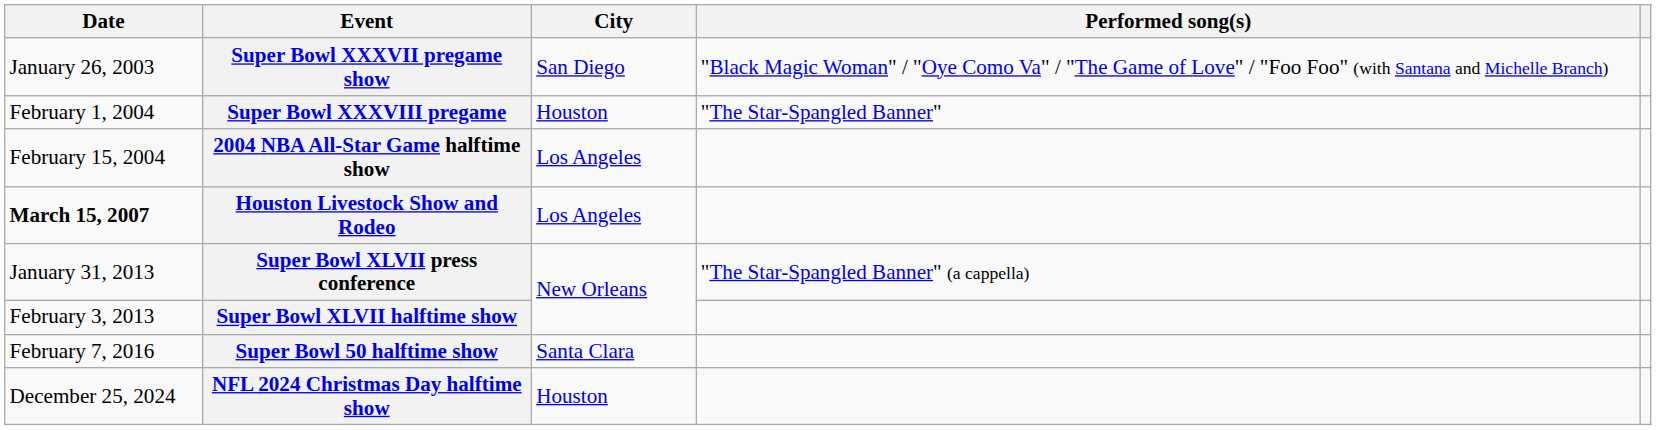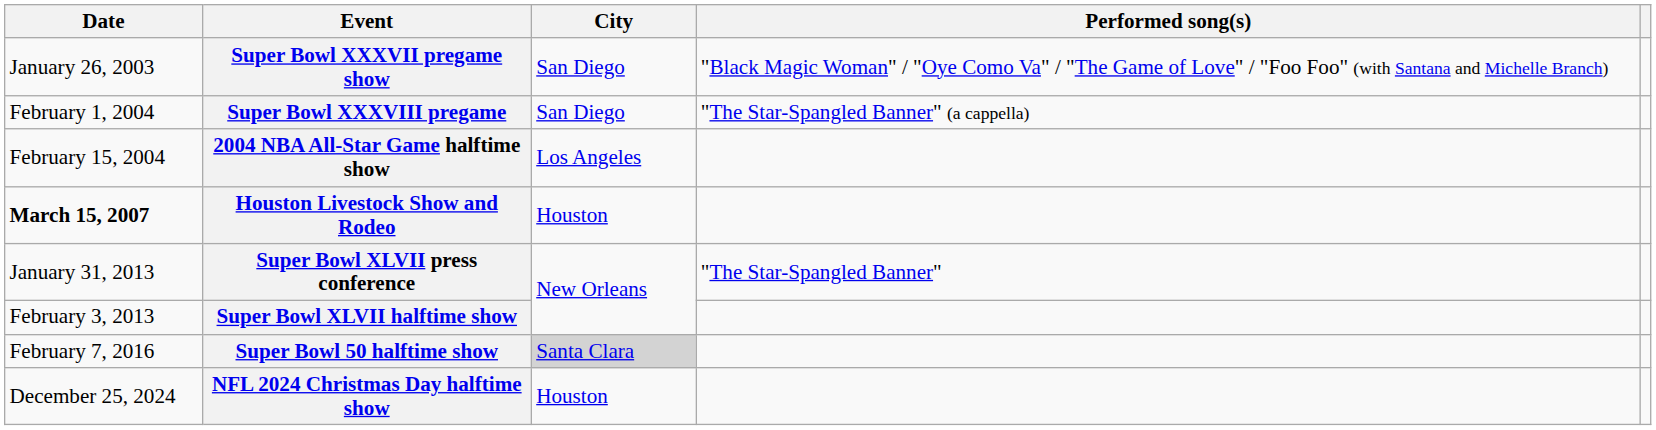(572, 111) Houston -> (581, 111) San Diego
(821, 111) "The Star-Spangled Banner" -> (865, 111) "The Star-Spangled Banner" (a cappella)
(589, 214) Los Angeles -> (572, 214) Houston
(865, 271) "The Star-Spangled Banner" (a cappella) -> (821, 271) "The Star-Spangled Banner"
(585, 350) no background -> (585, 350) lightgrey background
